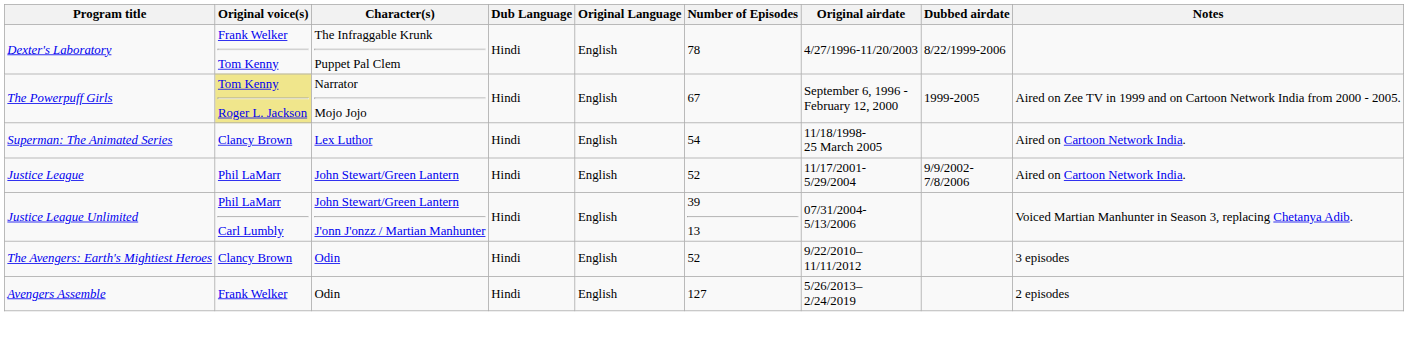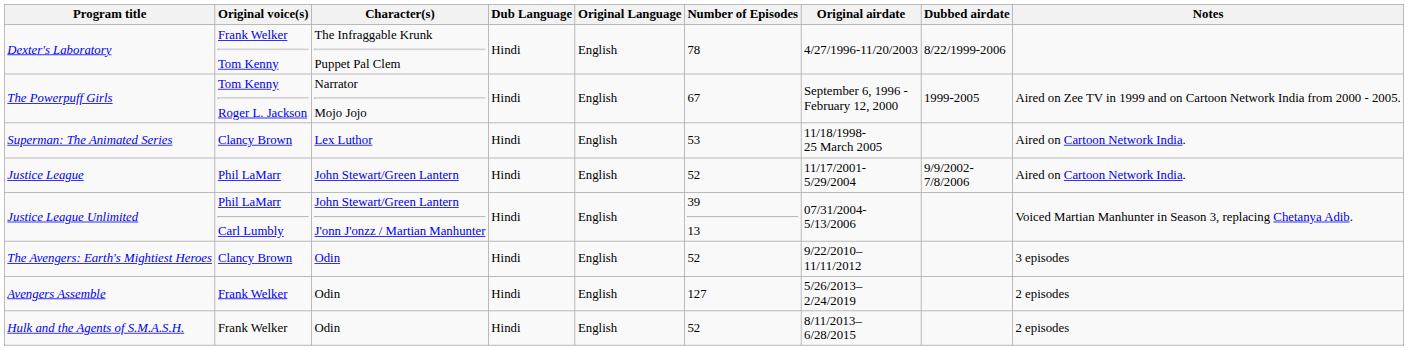(263, 98) khaki background -> (263, 98) no background
(694, 140) 54 -> (694, 140) 53
+ row: (96, 328)
